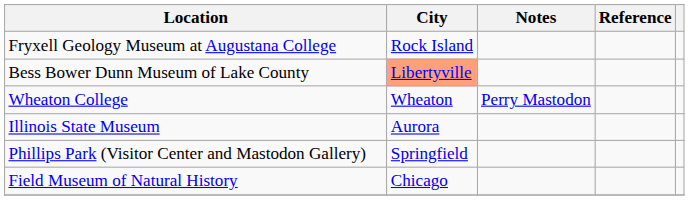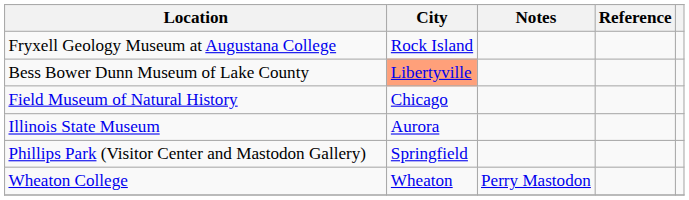rows swapped: (123, 180) <-> (68, 99)
